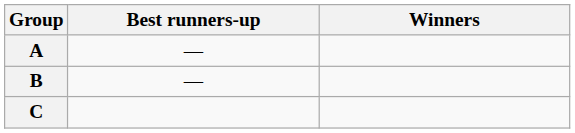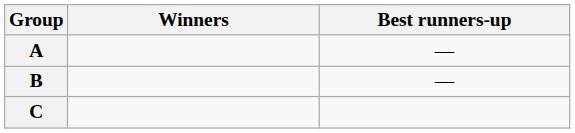columns swapped: (444, 19) <-> (194, 19)
